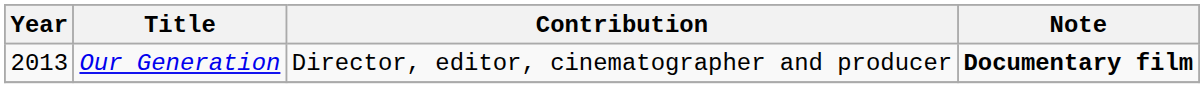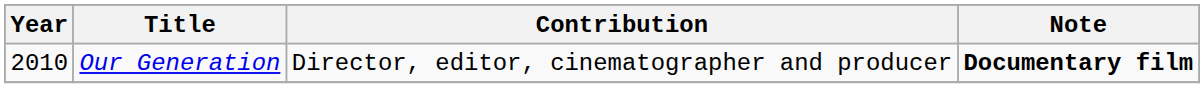(39, 63) 2013 -> (39, 63) 2010
